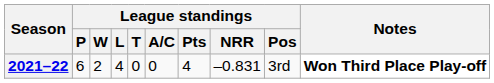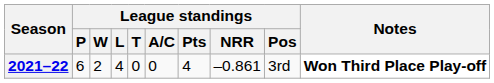(237, 66) –0.831 -> (237, 66) –0.861
